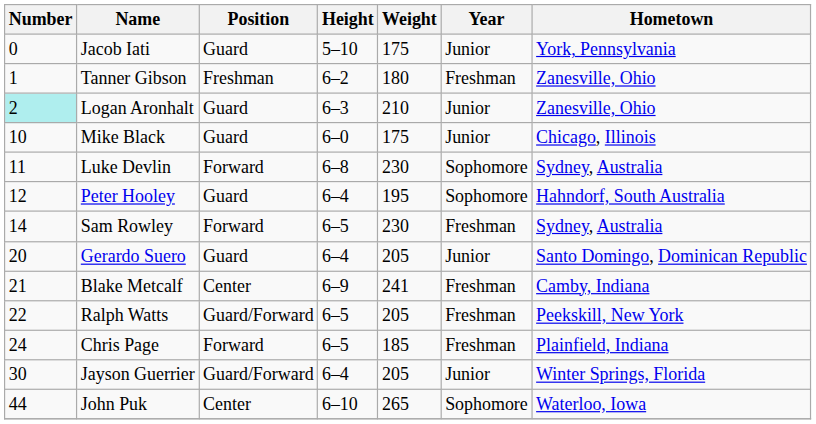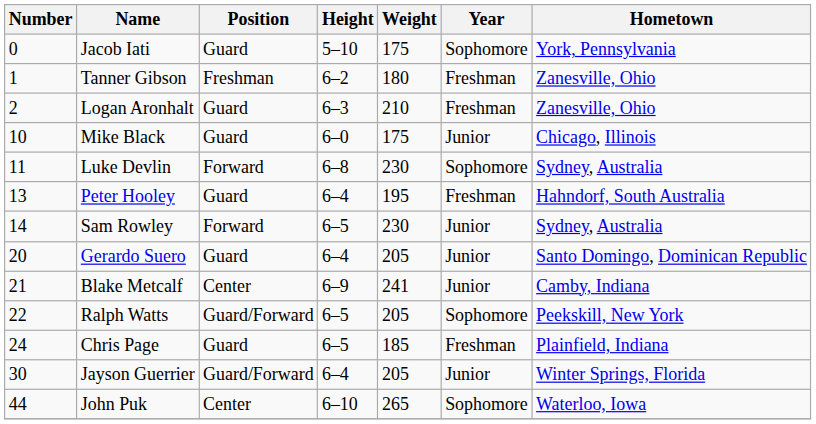(468, 49) Junior -> (486, 49) Sophomore
(13, 108) paleturquoise background -> (13, 108) no background
(468, 108) Junior -> (480, 108) Freshman
(18, 196) 12 -> (18, 196) 13
(486, 196) Sophomore -> (480, 196) Freshman
(480, 226) Freshman -> (468, 226) Junior
(480, 285) Freshman -> (468, 285) Junior
(480, 315) Freshman -> (486, 315) Sophomore
(233, 344) Forward -> (226, 344) Guard
